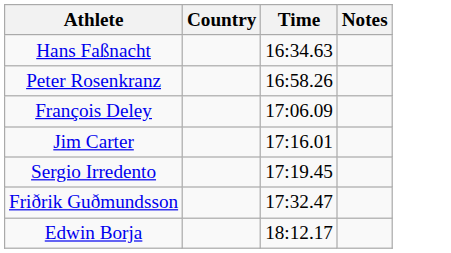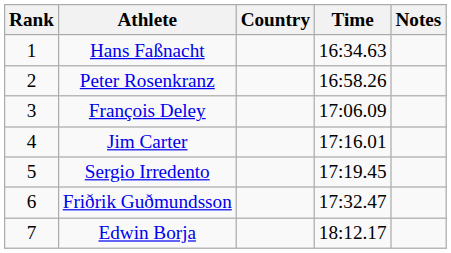+ column: (31, 19)
